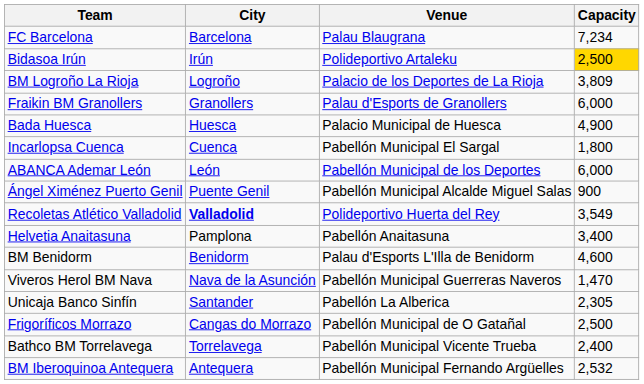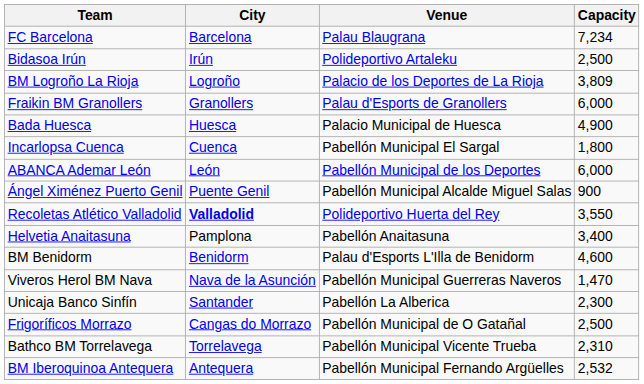(595, 59) gold background -> (595, 59) no background
(595, 214) 3,549 -> (595, 214) 3,550
(595, 302) 2,305 -> (595, 302) 2,300
(595, 346) 2,400 -> (595, 346) 2,310
